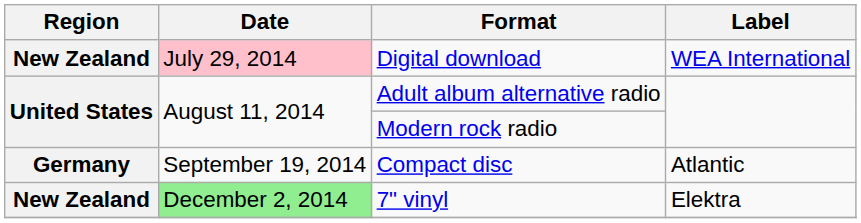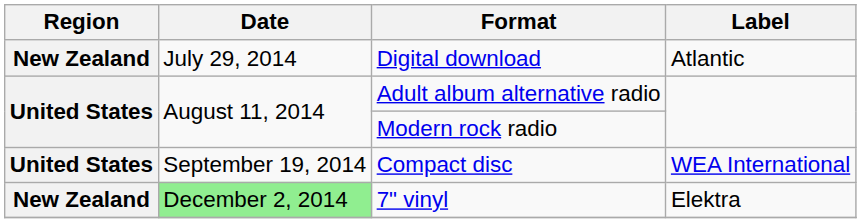(230, 57) pink background -> (230, 57) no background
(761, 57) WEA International -> (708, 57) Atlantic
(81, 164) Germany -> (81, 164) United States
(708, 164) Atlantic -> (761, 164) WEA International
